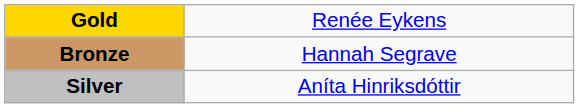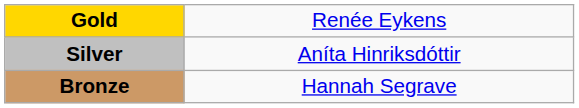rows swapped: (94, 86) <-> (94, 53)
